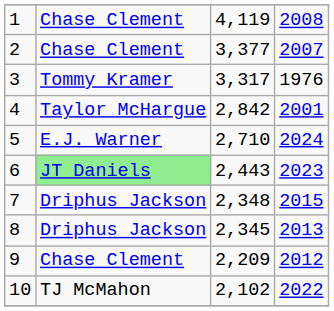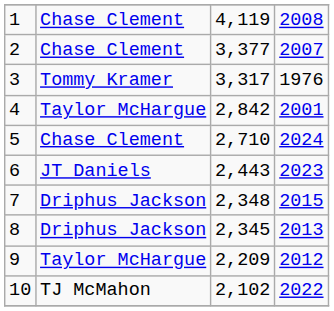(101, 140) E.J. Warner -> (112, 140) Chase Clement
(95, 170) lightgreen background -> (95, 170) no background
(112, 260) Chase Clement -> (123, 260) Taylor McHargue
